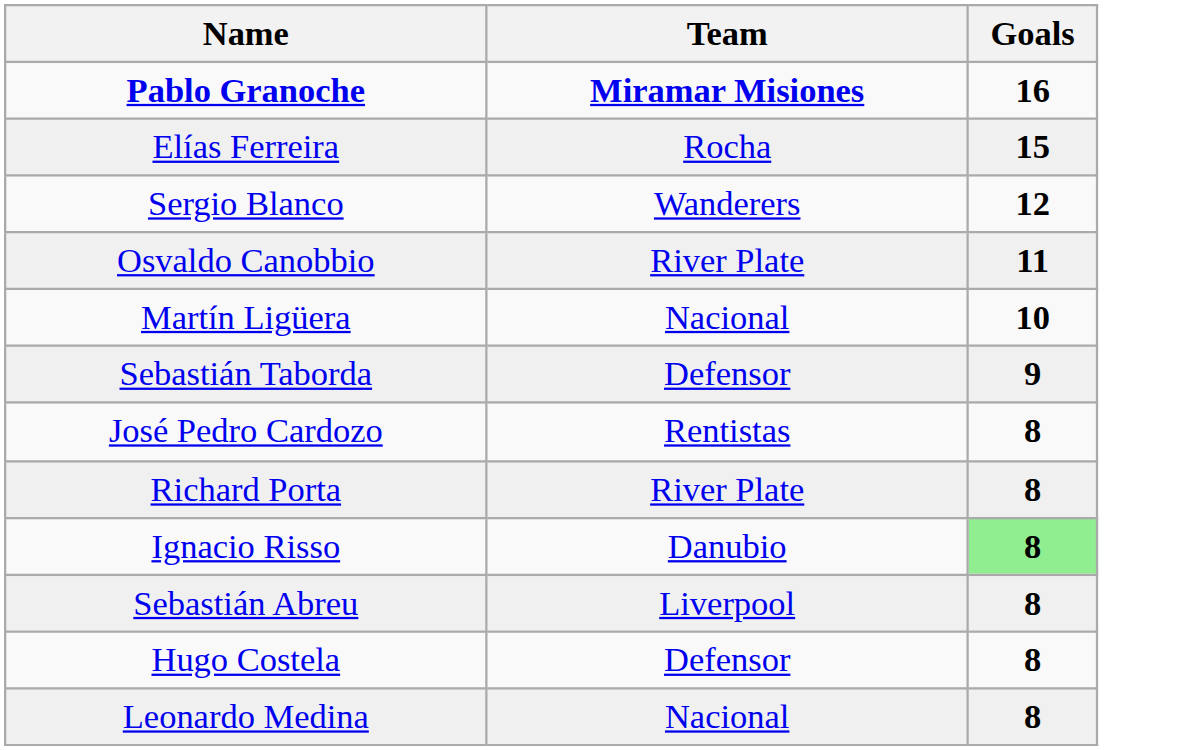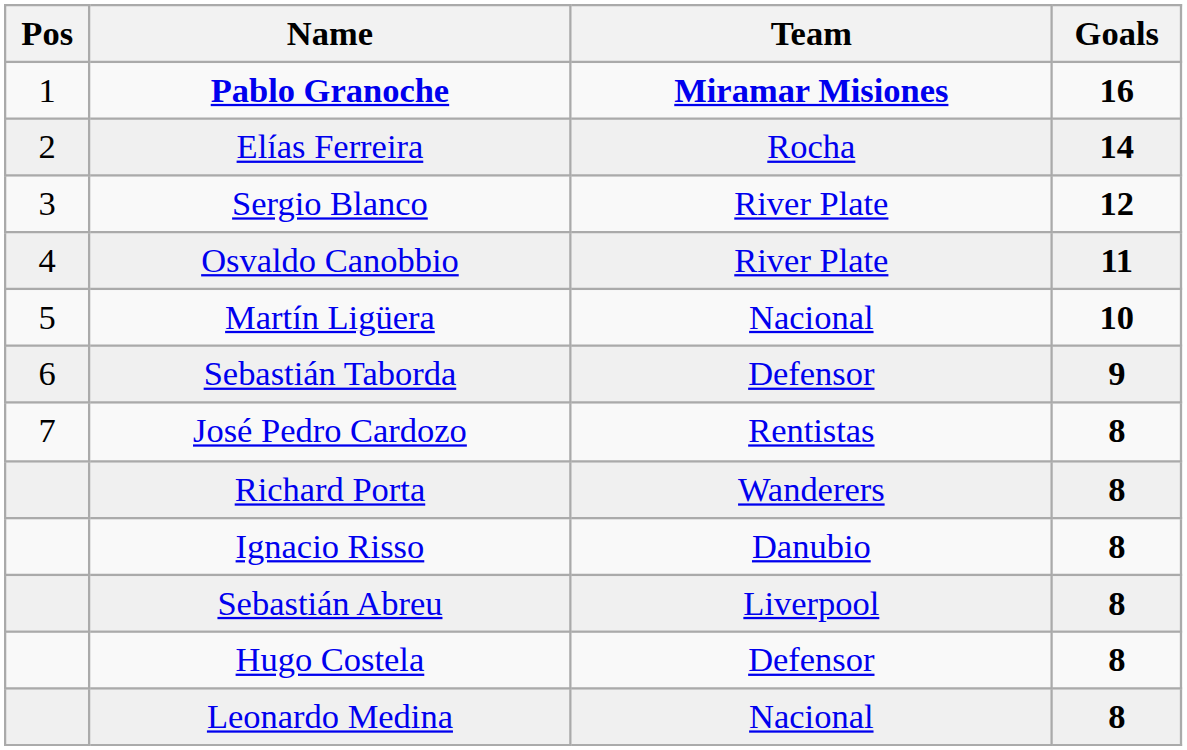+ column: (47, 33)
(1033, 146) 15 -> (1117, 146) 14
(727, 203) Wanderers -> (811, 203) River Plate
(727, 488) River Plate -> (811, 488) Wanderers
(1033, 545) lightgreen background -> (1117, 545) no background
